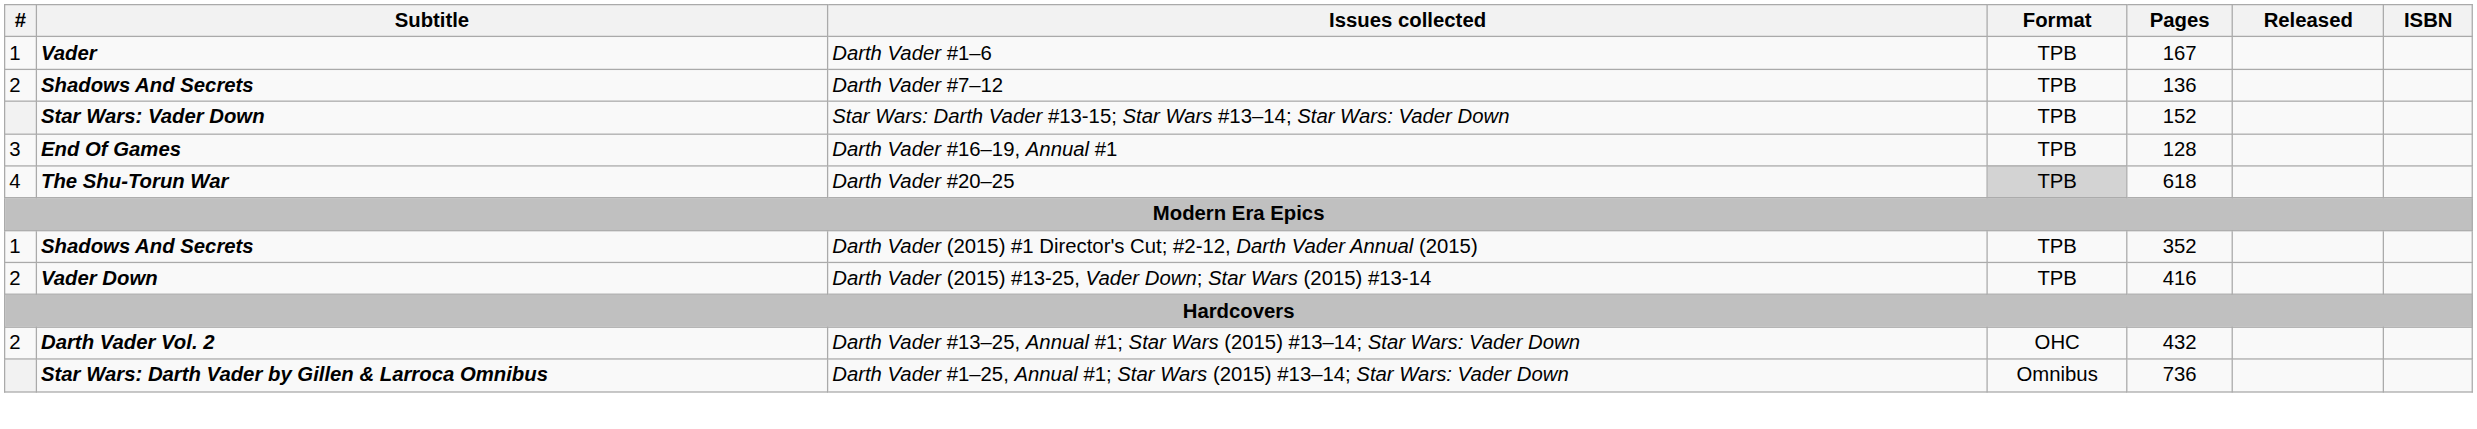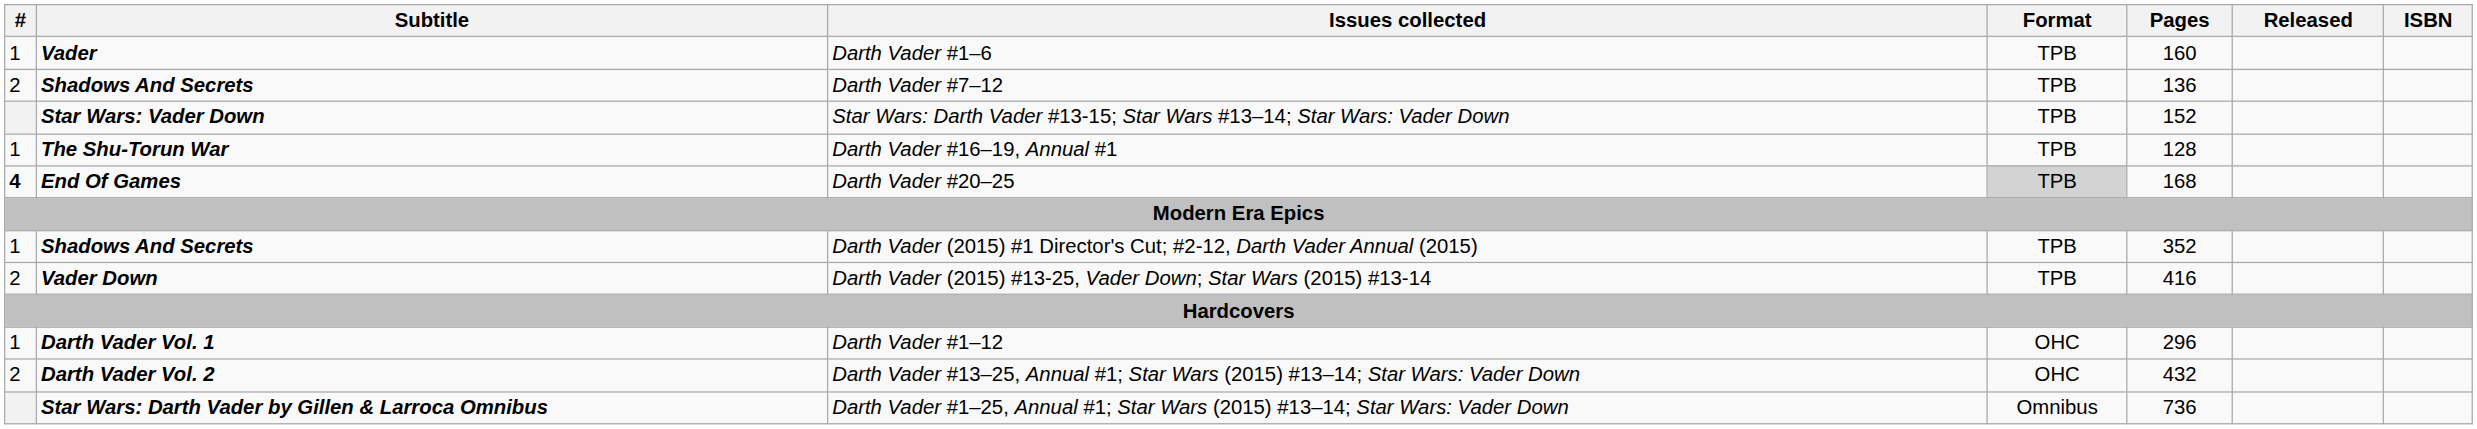(2180, 52) 167 -> (2180, 52) 160
(15, 149) 3 -> (15, 149) 1
(111, 149) End Of Games -> (135, 149) The Shu-Torun War
(15, 181) normal -> (15, 181) bold
(135, 181) The Shu-Torun War -> (111, 181) End Of Games
(2180, 181) 618 -> (2180, 181) 168
+ row: (918, 342)
